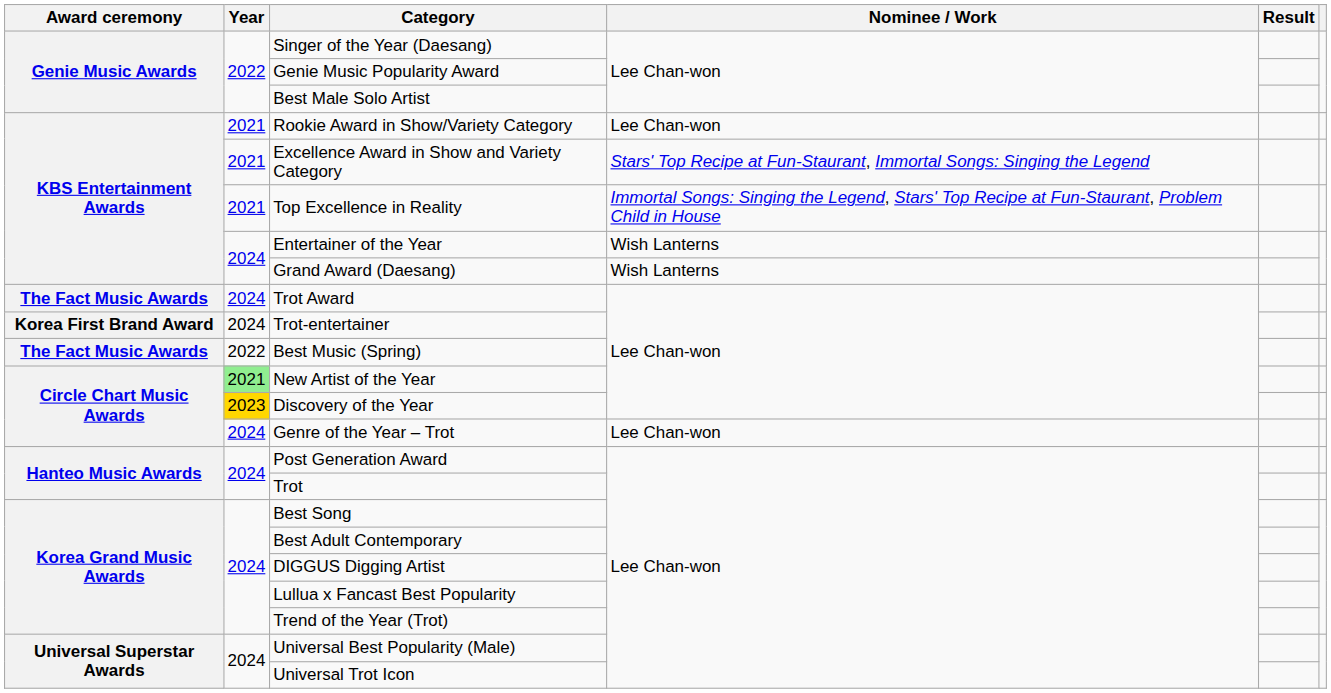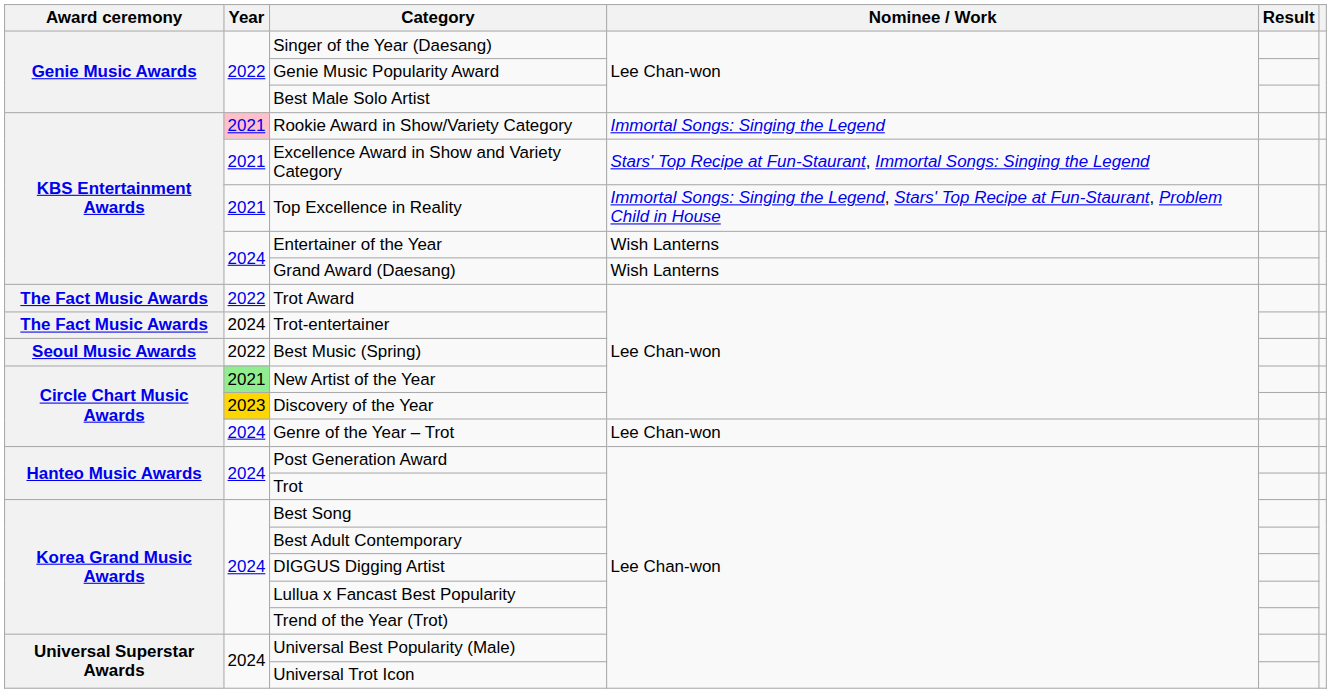(246, 125) no background -> (246, 125) pink background
(666, 125) Lee Chan-won -> (748, 125) Immortal Songs: Singing the Legend
(246, 298) 2024 -> (246, 298) 2022
(114, 325) Korea First Brand Award -> (114, 325) The Fact Music Awards
(114, 351) The Fact Music Awards -> (114, 351) Seoul Music Awards
